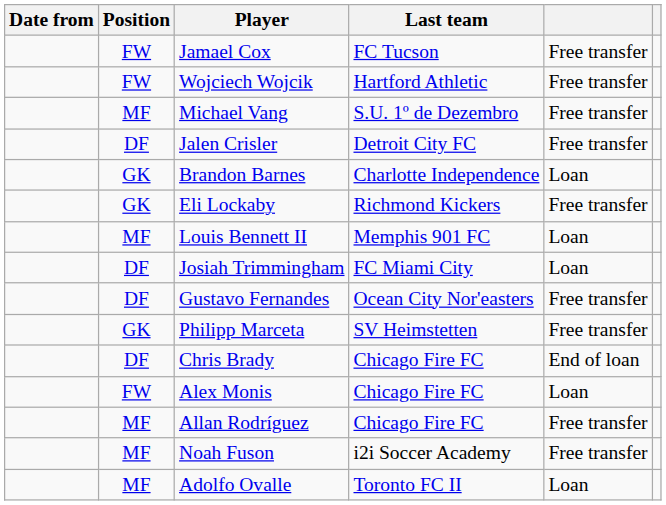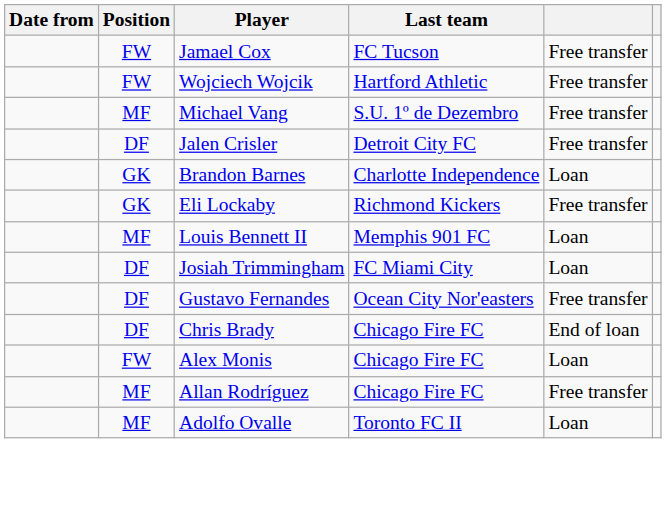- row: (242, 329)
- row: (227, 453)
